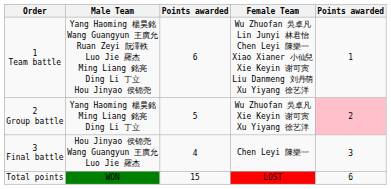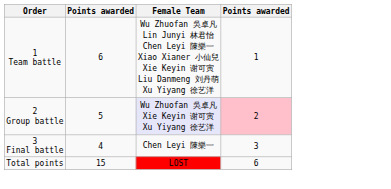- column: (113, 11)
(273, 116) no background -> (178, 116) lavender background
